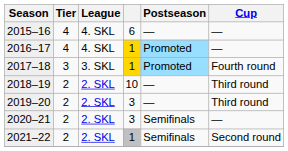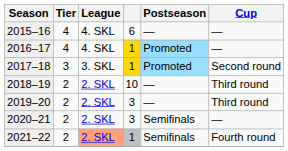(243, 66) Fourth round -> (246, 66) Second round
(98, 137) no background -> (98, 137) lightsalmon background
(246, 137) Second round -> (243, 137) Fourth round
